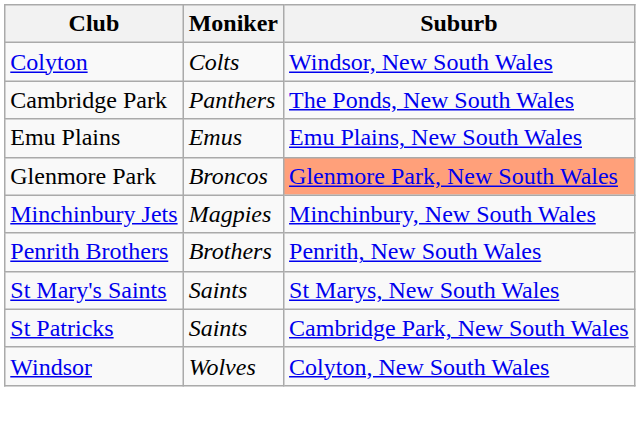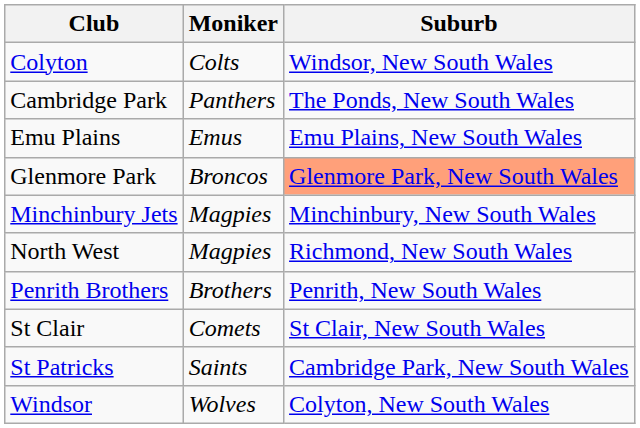+ row: (65, 251)
+ row: (47, 328)
- row: (88, 289)
